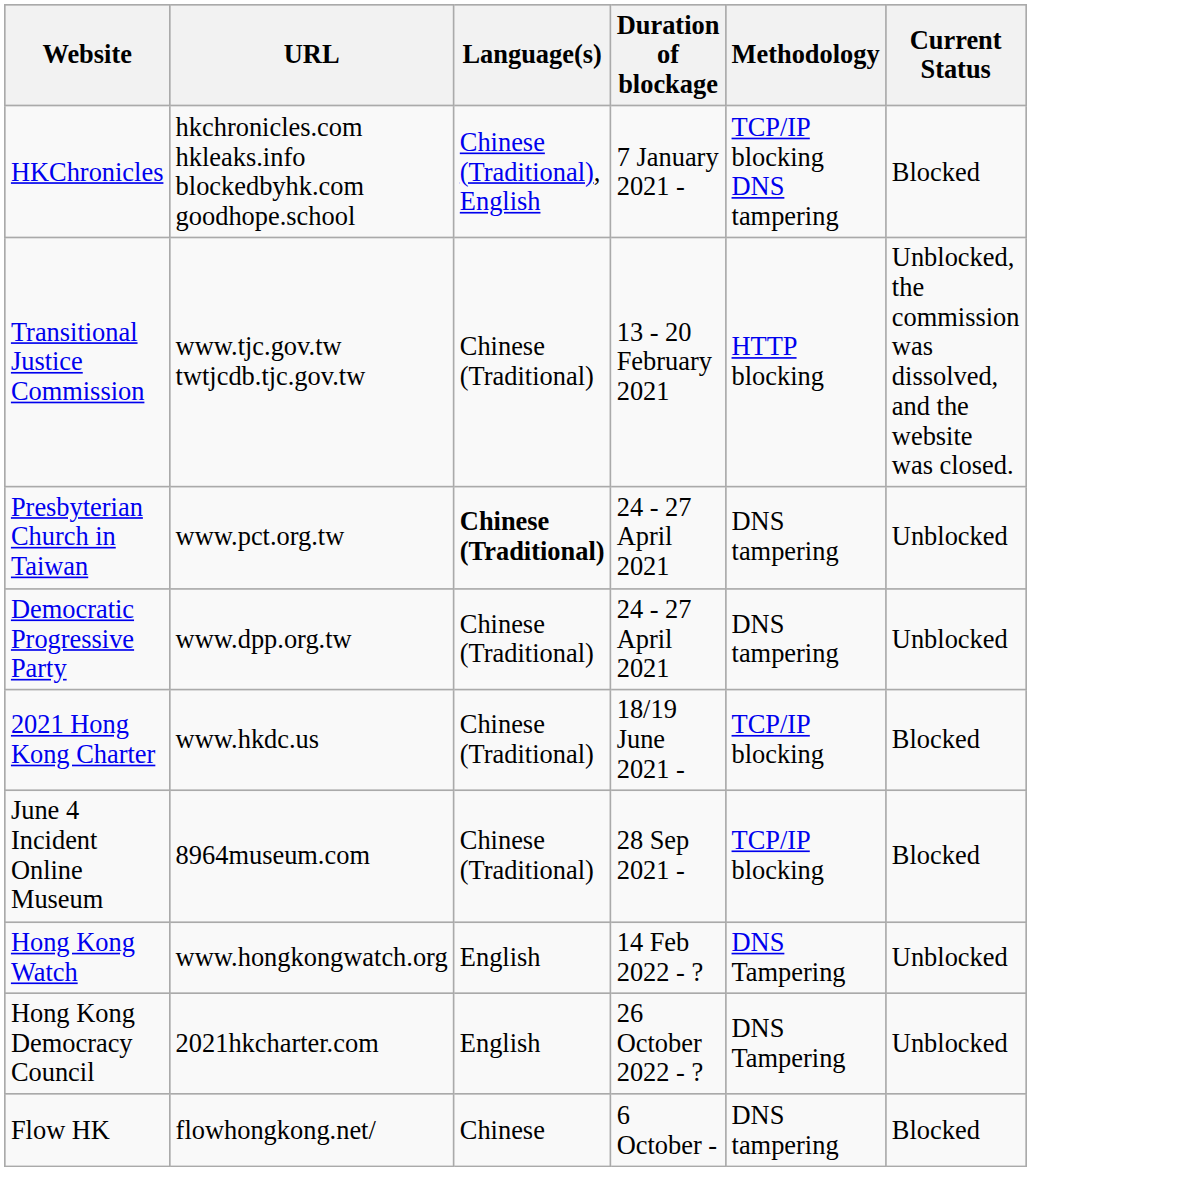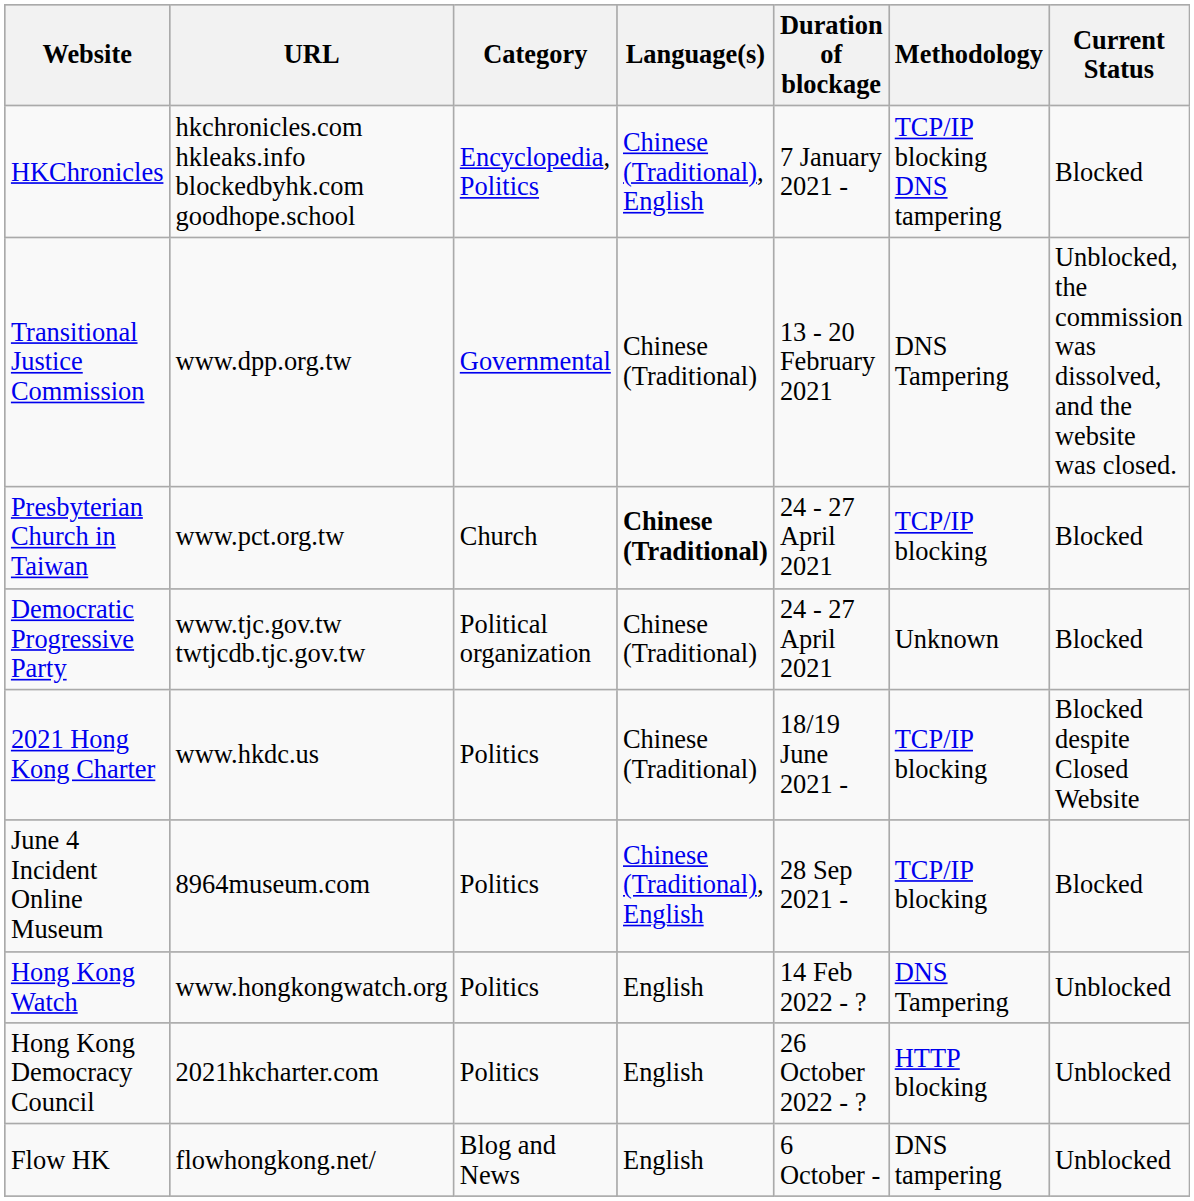+ column: (535, 55)
(270, 361) www.tjc.gov.tw twtjcdb.tjc.gov.tw -> (264, 361) www.dpp.org.tw
(778, 361) HTTP blocking -> (952, 361) DNS Tampering
(785, 537) DNS tampering -> (941, 537) TCP/IP blocking
(950, 537) Unblocked -> (1099, 537) Blocked
(264, 638) www.dpp.org.tw -> (270, 638) www.tjc.gov.tw twtjcdb.tjc.gov.tw
(785, 638) DNS tampering -> (947, 638) Unknown
(950, 638) Unblocked -> (1099, 638) Blocked
(936, 739) Blocked -> (1099, 754) Blocked despite Closed Website
(527, 855) Chinese (Traditional) -> (693, 885) Chinese (Traditional), English
(789, 1043) DNS Tampering -> (941, 1073) HTTP blocking
(502, 1129) Chinese -> (663, 1159) English
(936, 1129) Blocked -> (1113, 1159) Unblocked
